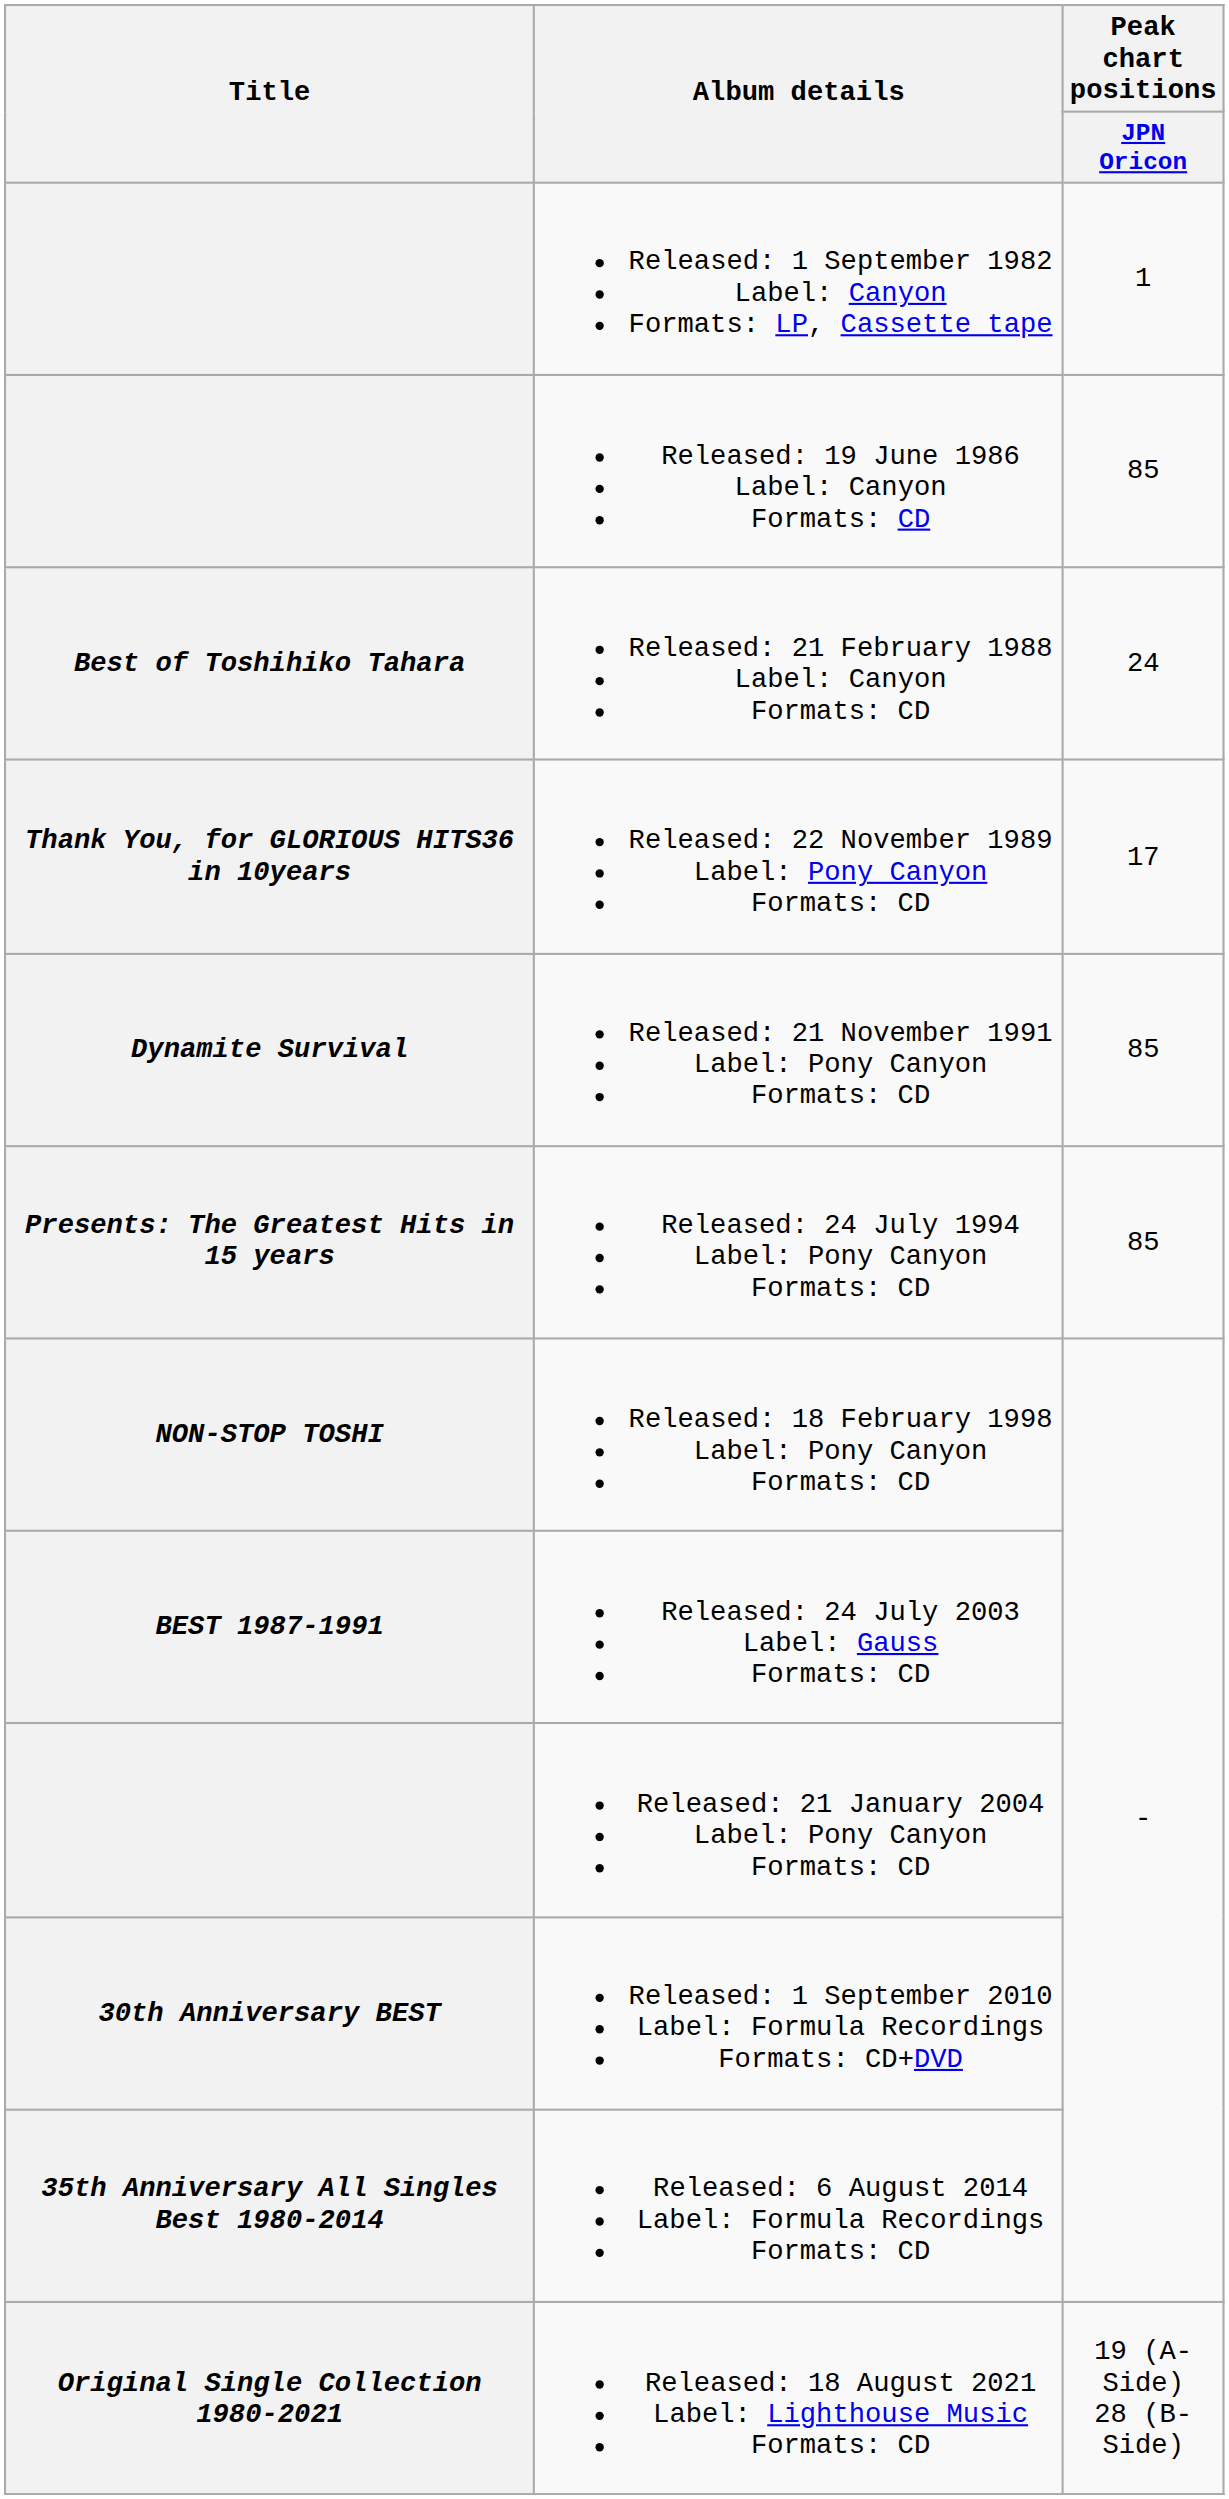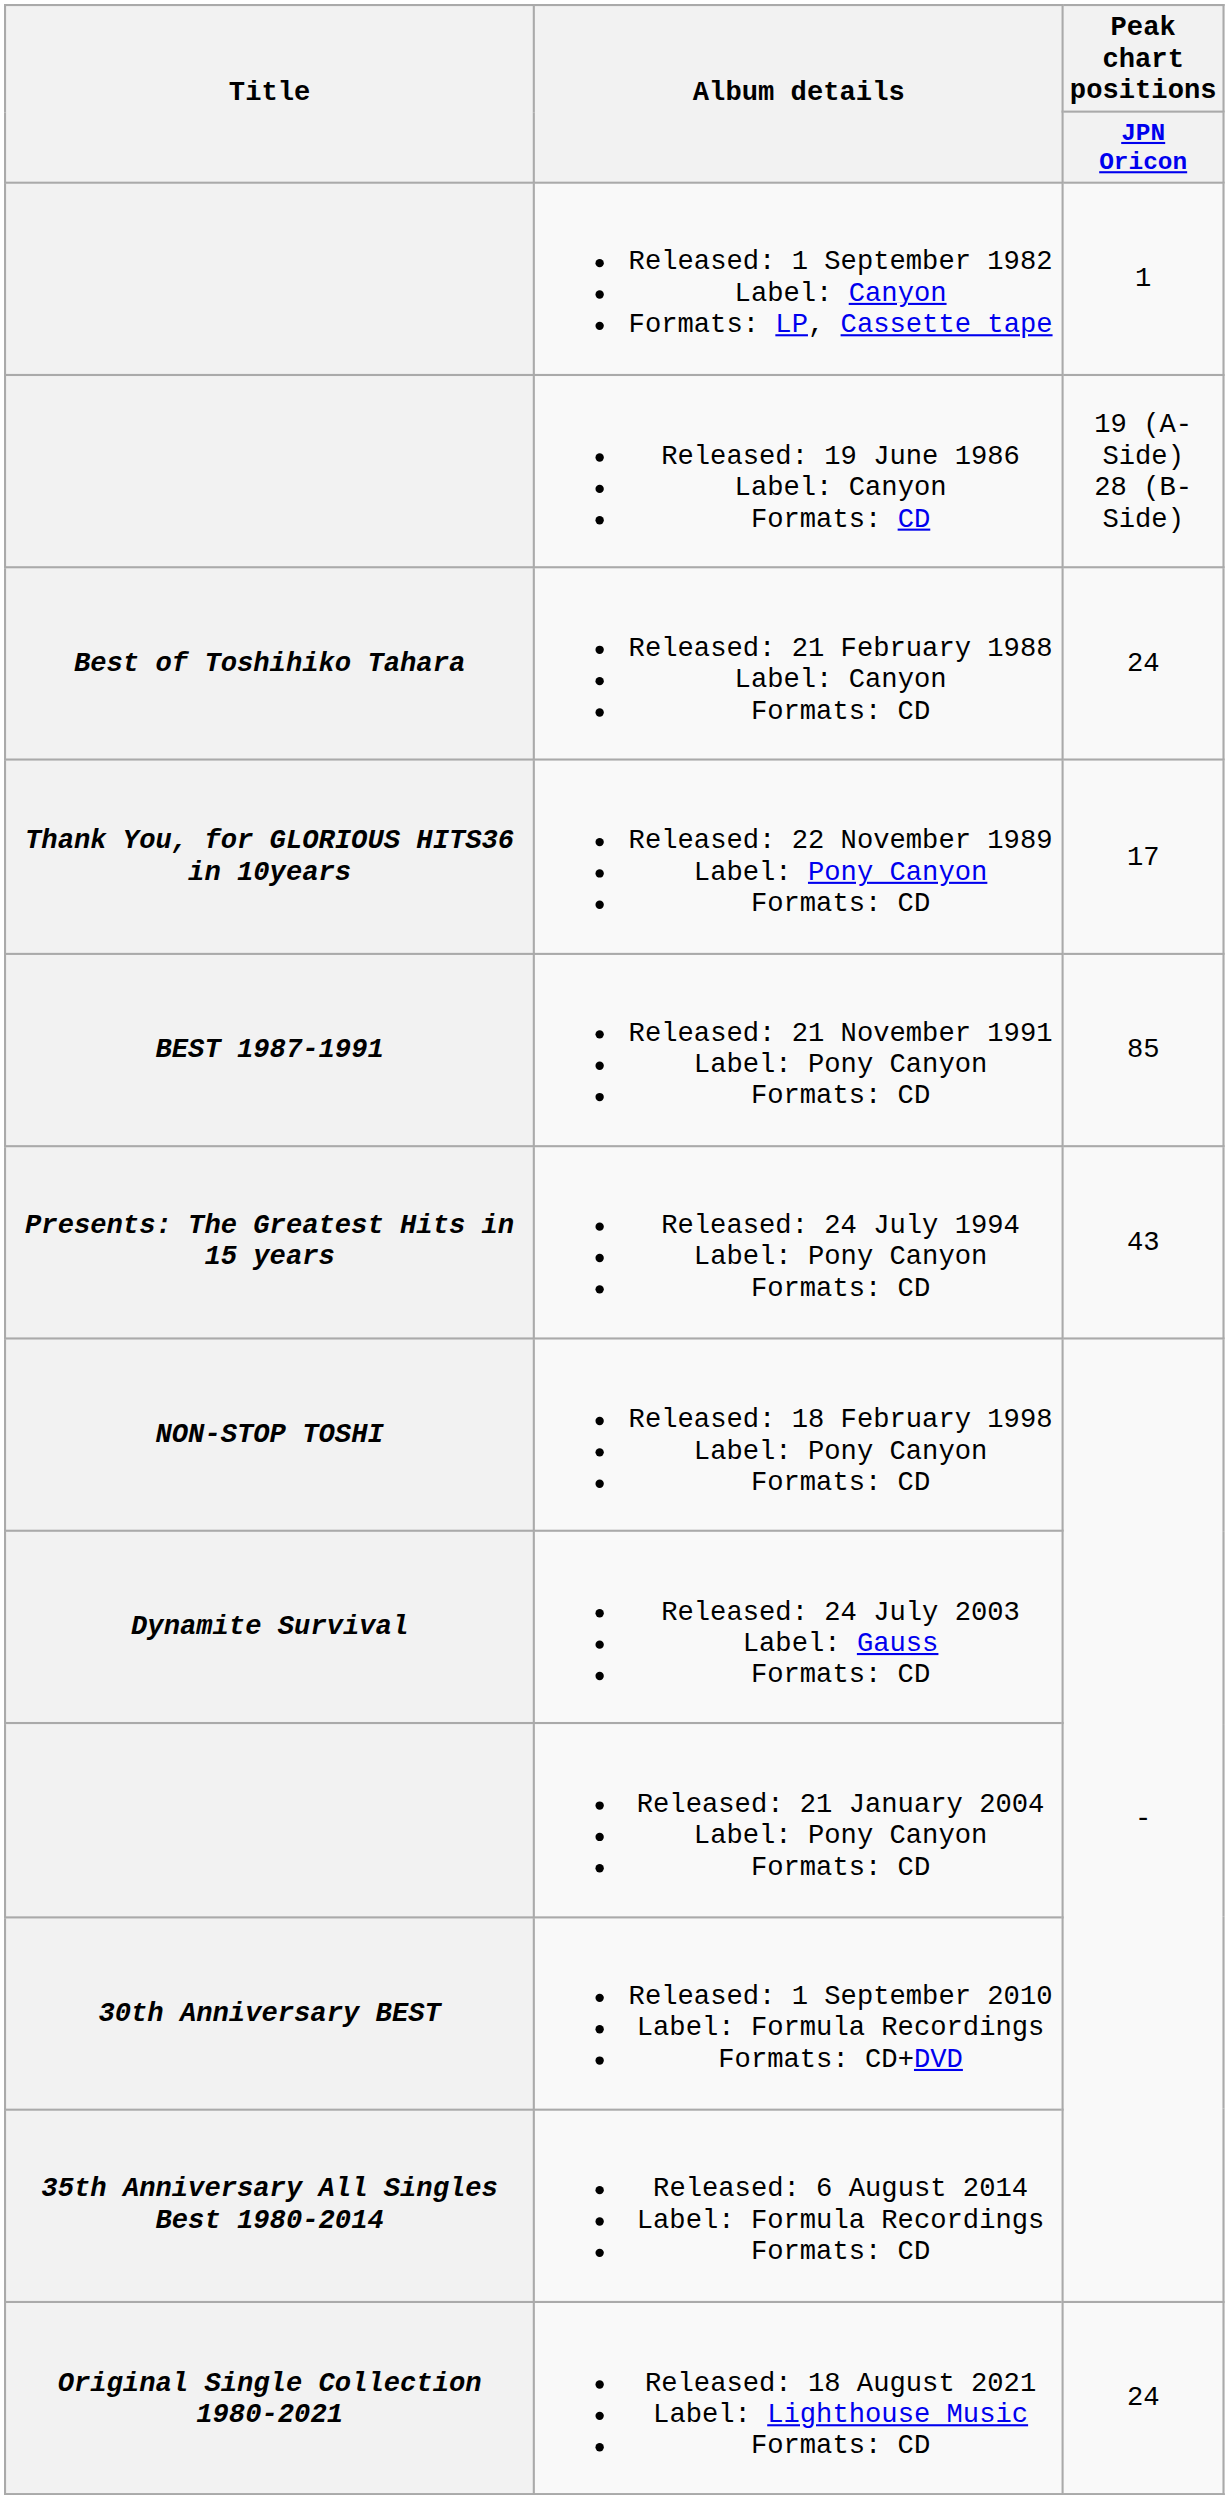(1143, 471) 85 -> (1143, 471) 19 (A-Side) 28 (B-Side)
(270, 1049) Dynamite Survival -> (270, 1049) BEST 1987-1991
(1143, 1242) 85 -> (1143, 1242) 43
(270, 1627) BEST 1987-1991 -> (270, 1627) Dynamite Survival
(1143, 2398) 19 (A-Side) 28 (B-Side) -> (1143, 2398) 24
